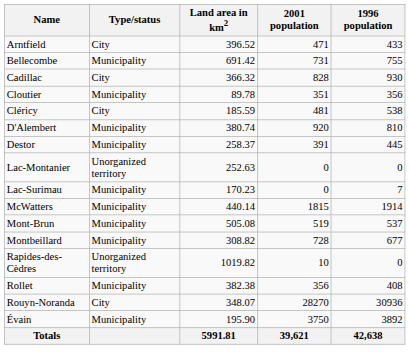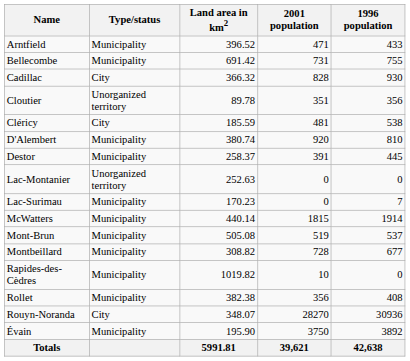(101, 44) City -> (119, 44) Municipality
(119, 94) Municipality -> (119, 100) Unorganized territory
(119, 263) Unorganized territory -> (119, 275) Municipality
